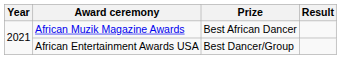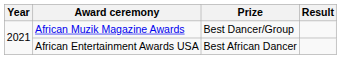(250, 29) Best African Dancer -> (249, 29) Best Dancer/Group
(249, 46) Best Dancer/Group -> (250, 46) Best African Dancer
